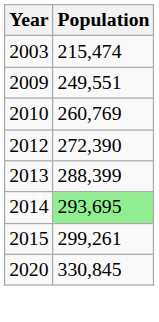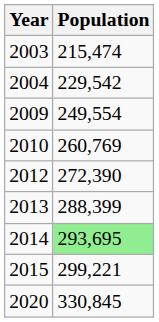+ row: (29, 82)
(90, 82) 249,551 -> (90, 113) 249,554
(90, 238) 299,261 -> (90, 269) 299,221
